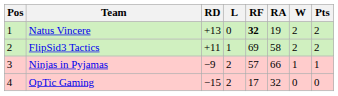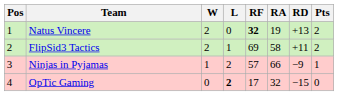columns swapped: (300, 13) <-> (212, 13)
(229, 82) normal -> (229, 82) bold
